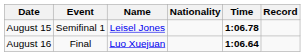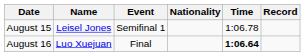columns swapped: (80, 12) <-> (137, 12)
(242, 28) bold -> (242, 28) normal
